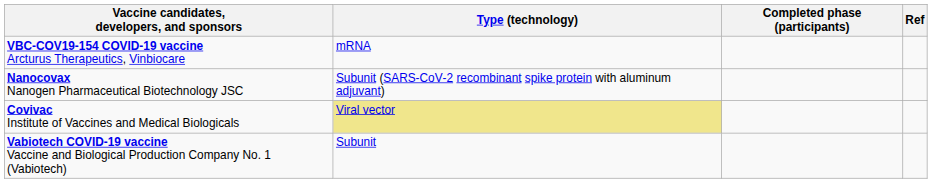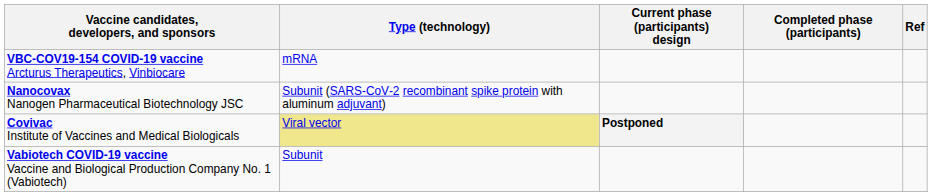+ column: (672, 27)
